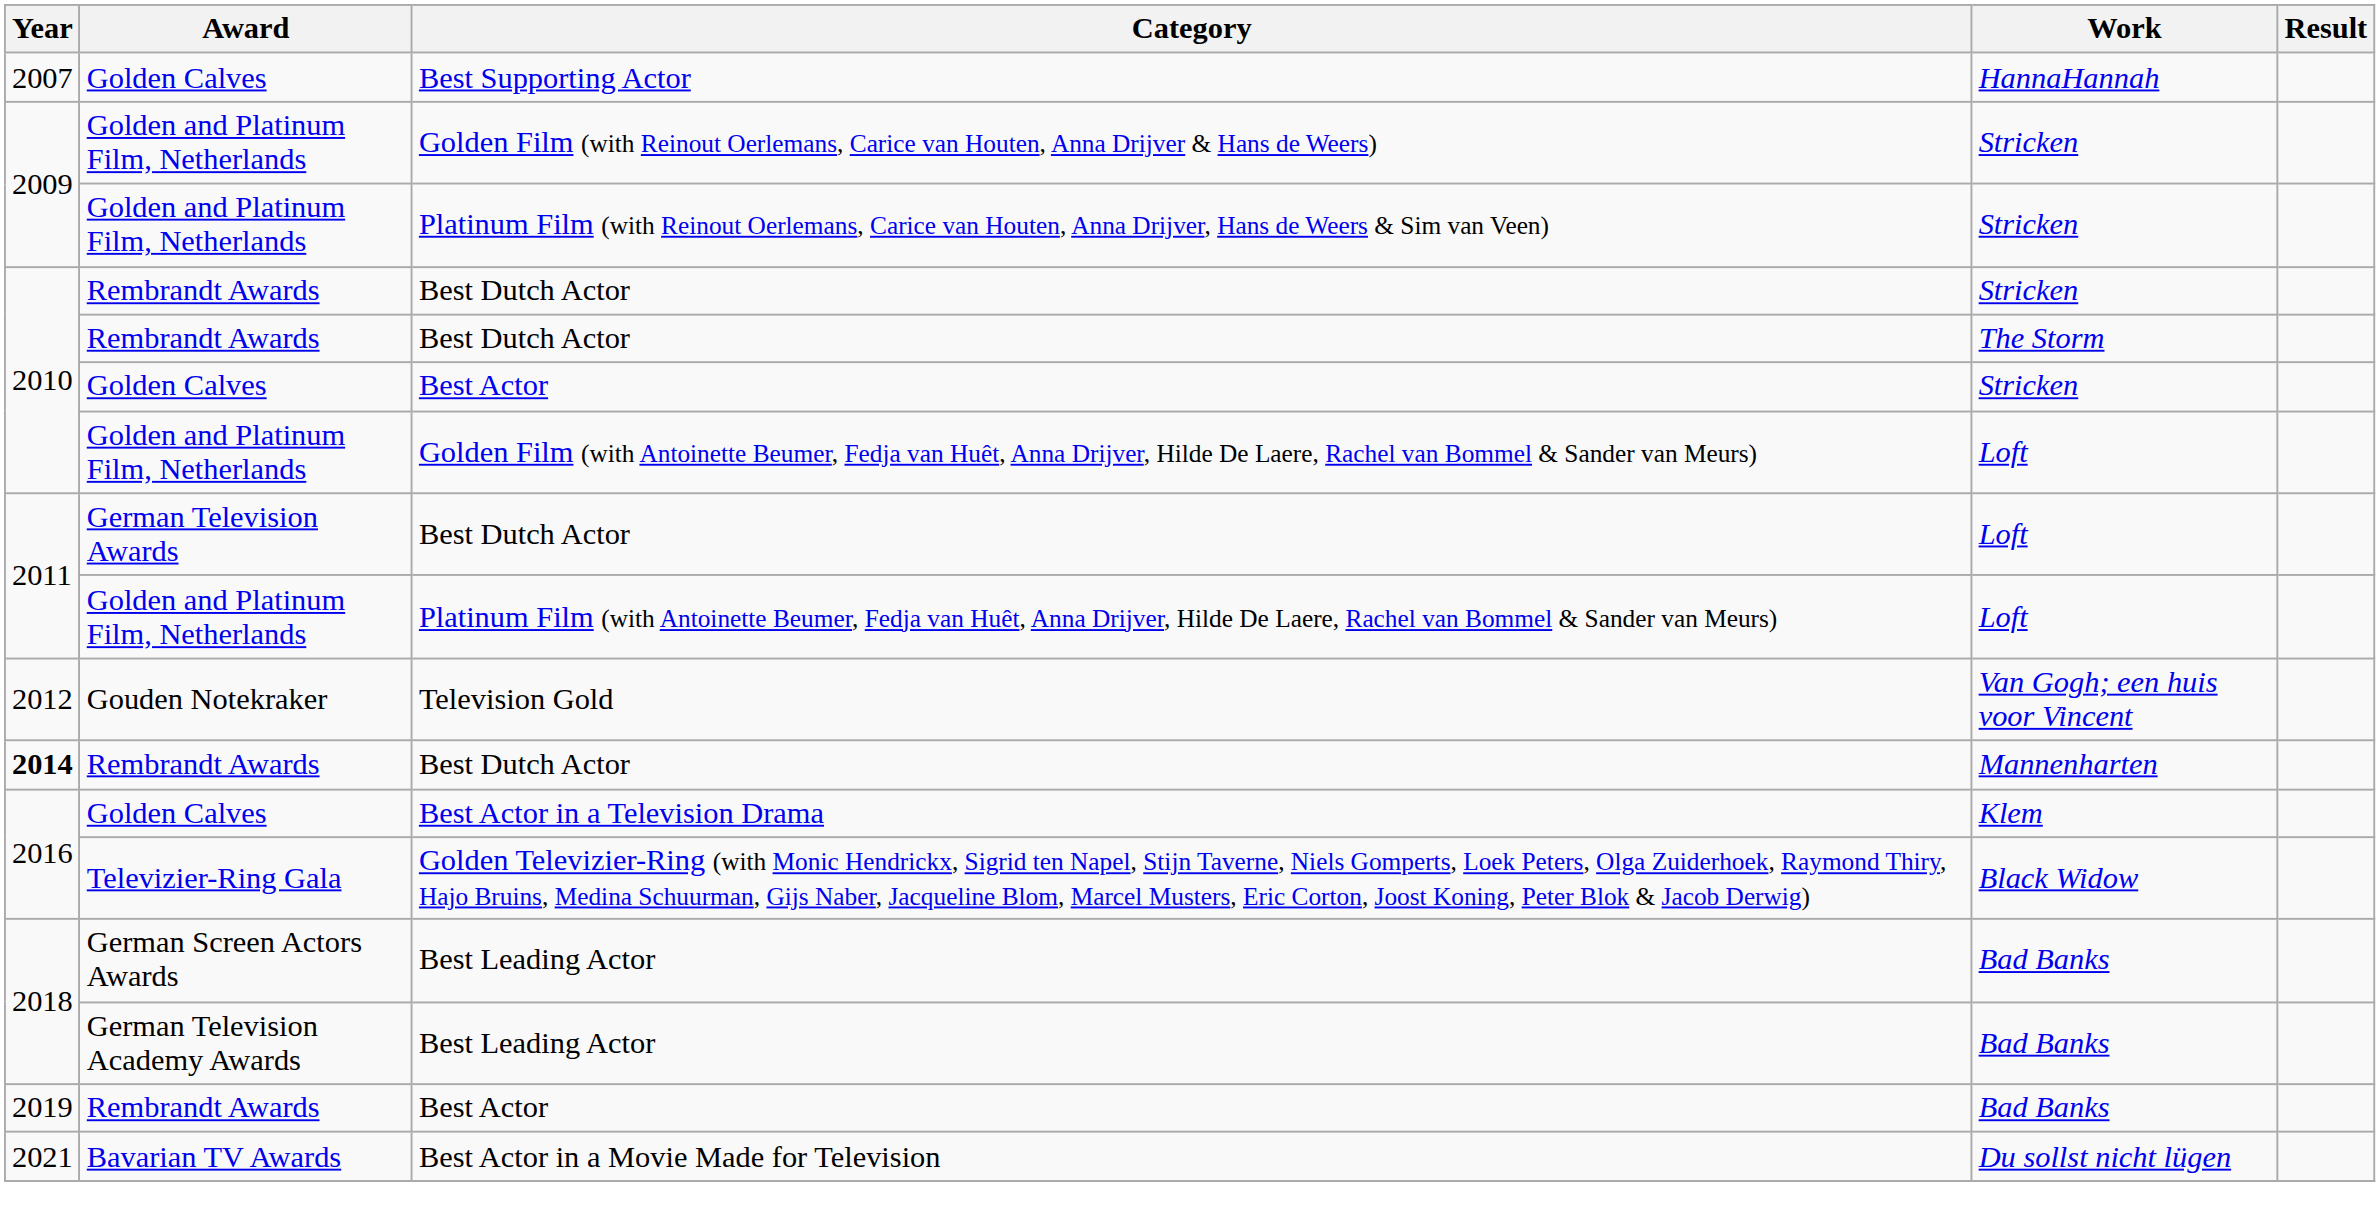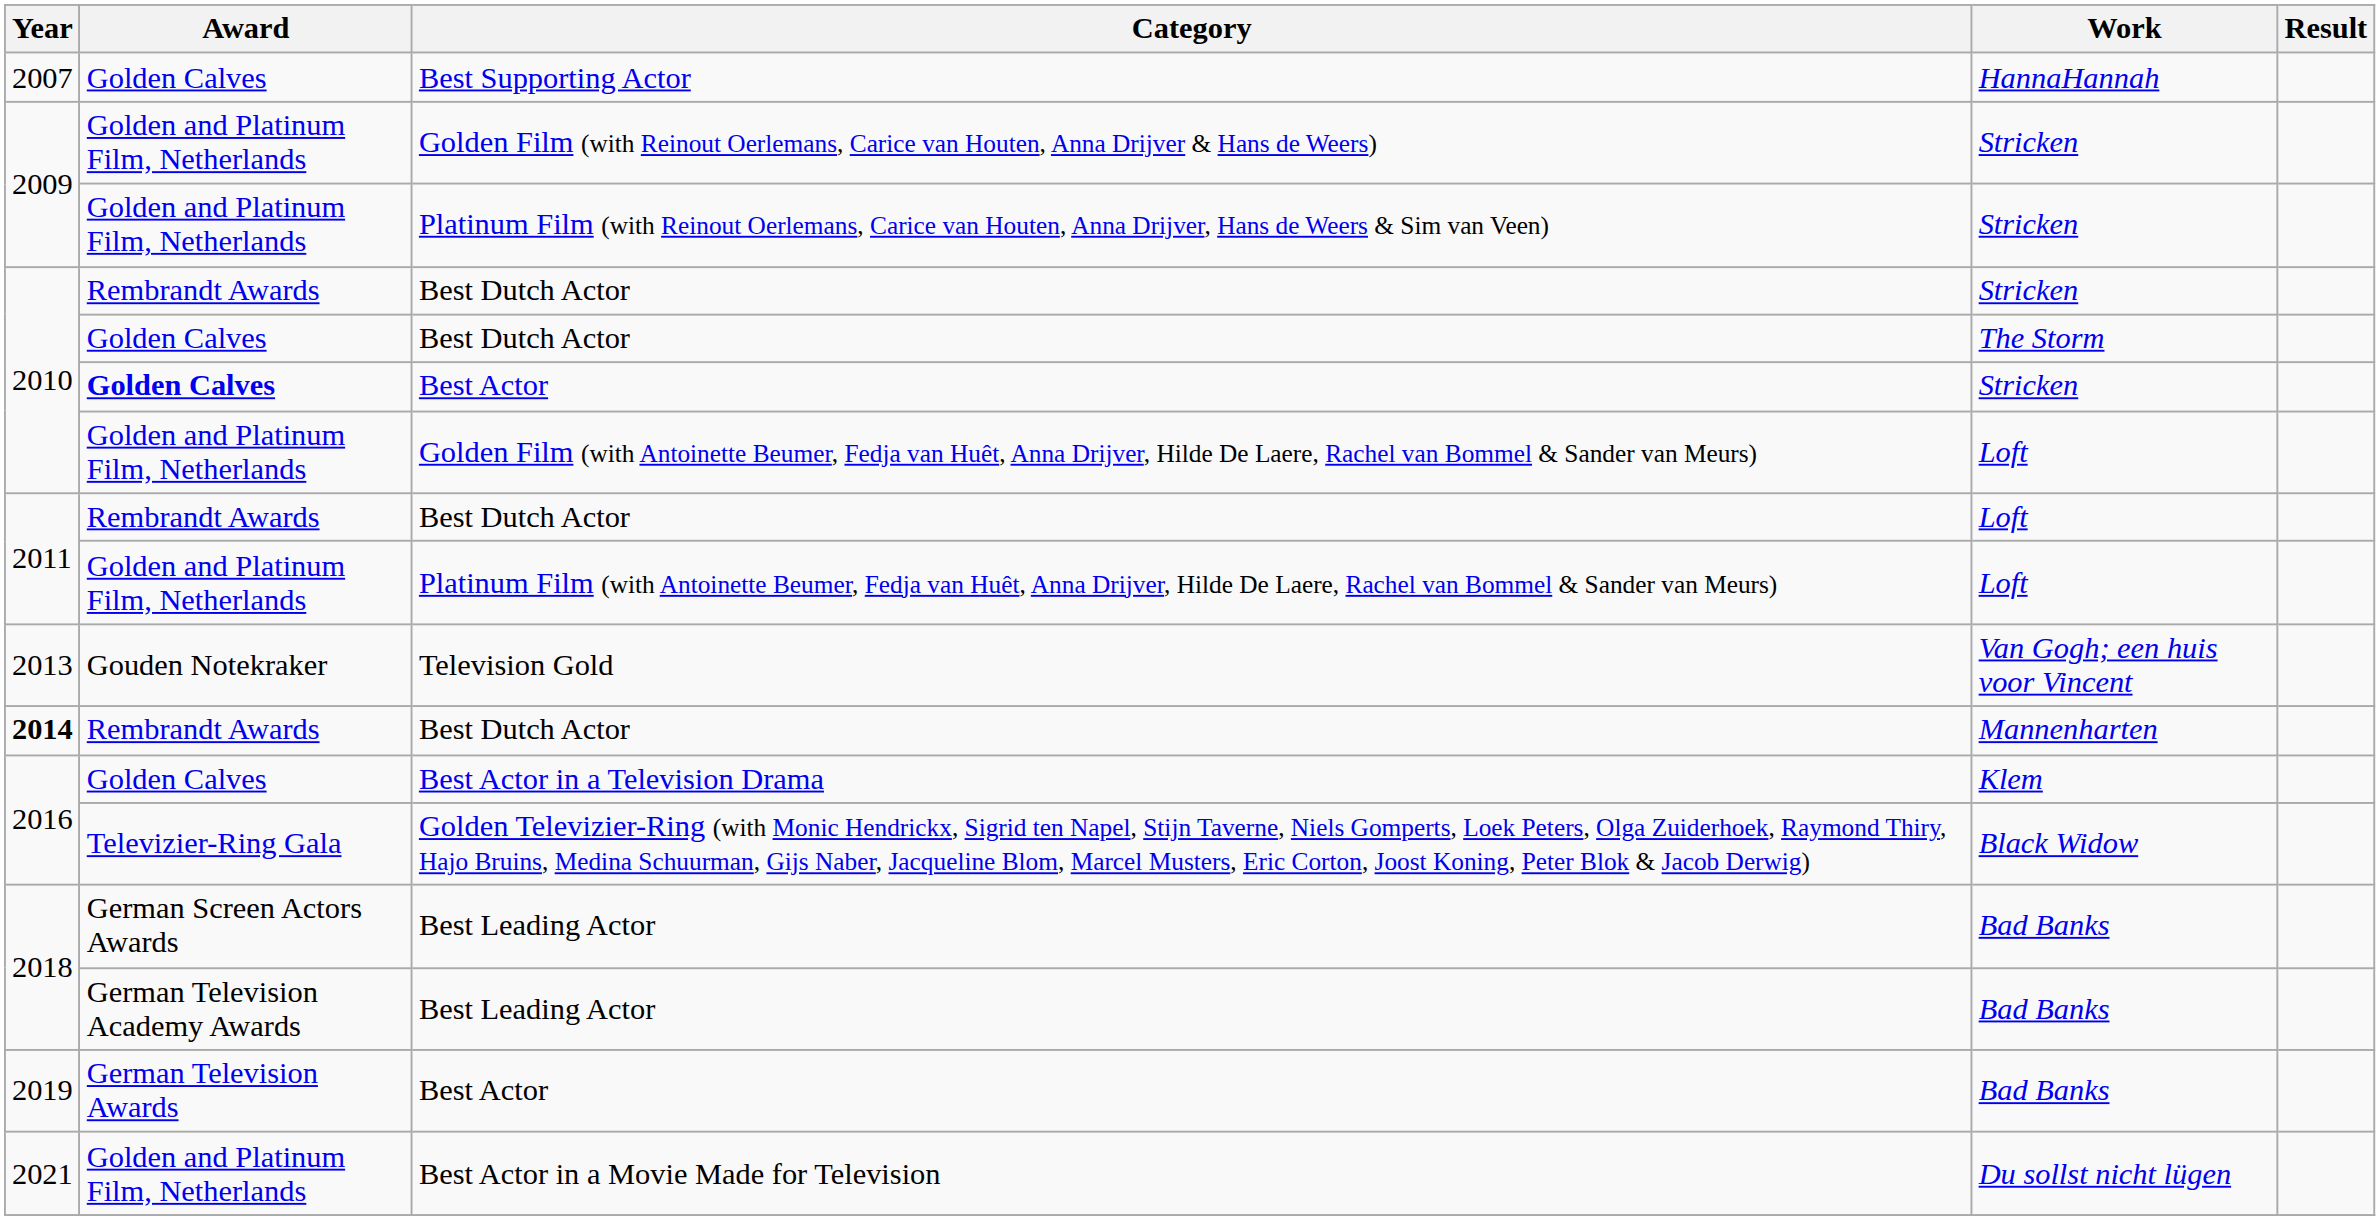(203, 338) Rembrandt Awards -> (177, 338) Golden Calves
(177, 386) normal -> (181, 386) bold
(202, 534) German Television Awards -> (203, 516) Rembrandt Awards
(42, 698) 2012 -> (42, 664) 2013
(203, 1107) Rembrandt Awards -> (202, 1090) German Television Awards
(214, 1156) Bavarian TV Awards -> (216, 1173) Golden and Platinum Film, Netherlands
